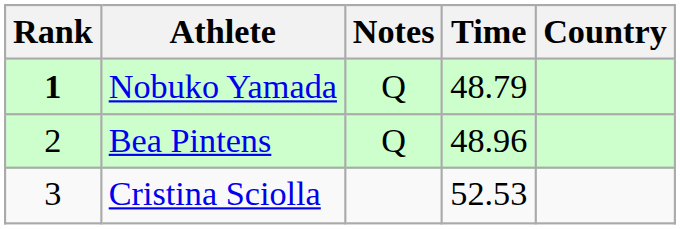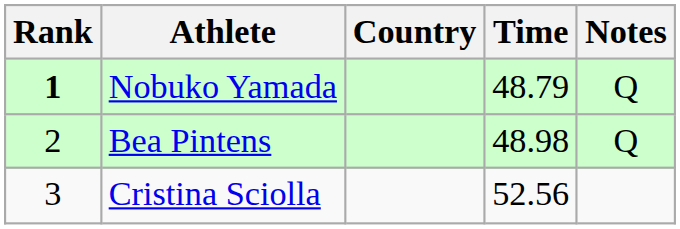columns swapped: (605, 31) <-> (394, 31)
(489, 140) 48.96 -> (531, 140) 48.98
(489, 194) 52.53 -> (531, 194) 52.56
